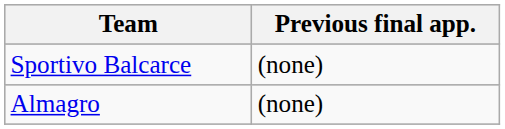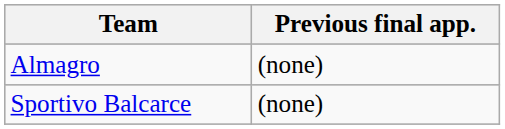rows swapped: (101, 64) <-> (55, 104)
